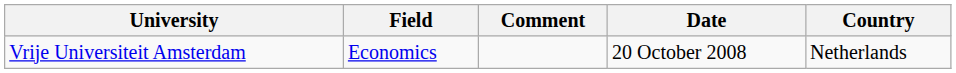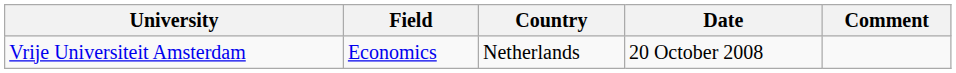columns swapped: (878, 20) <-> (543, 20)
